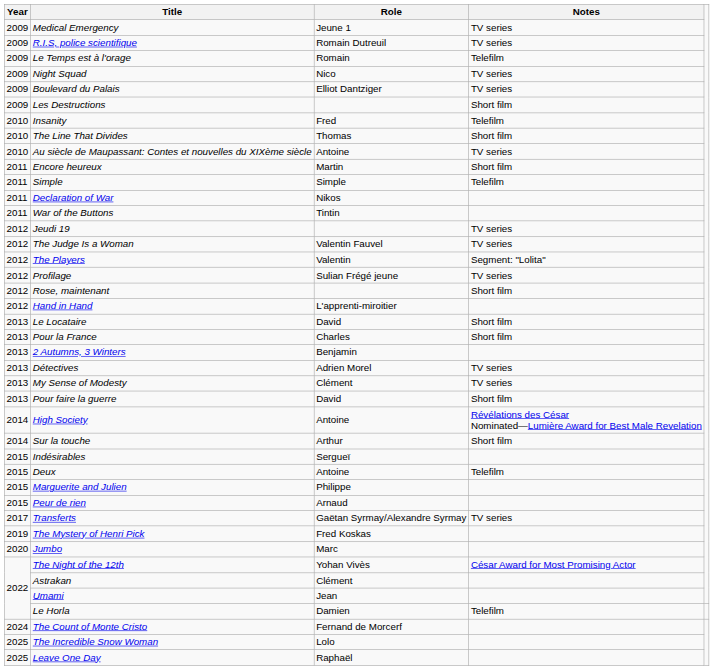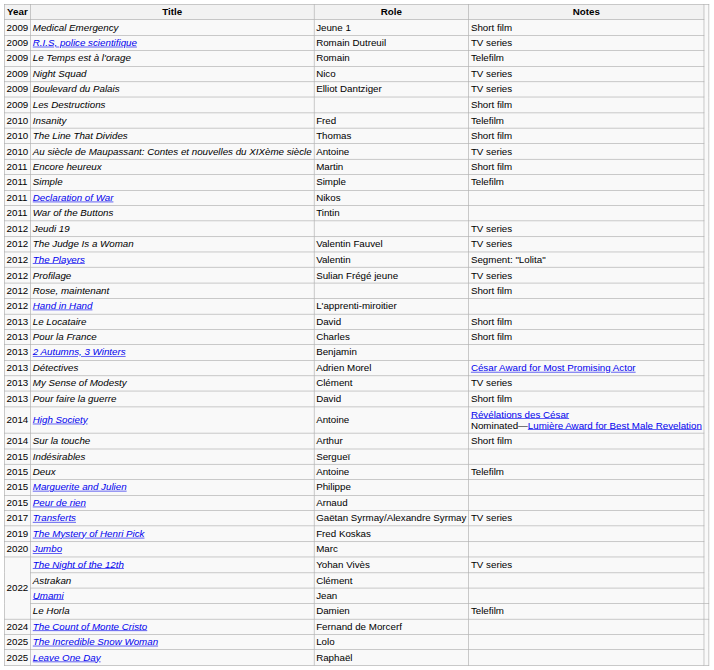(491, 27) TV series -> (491, 27) Short film
(491, 368) TV series -> (553, 368) César Award for Most Promising Actor
(553, 564) César Award for Most Promising Actor -> (491, 564) TV series
